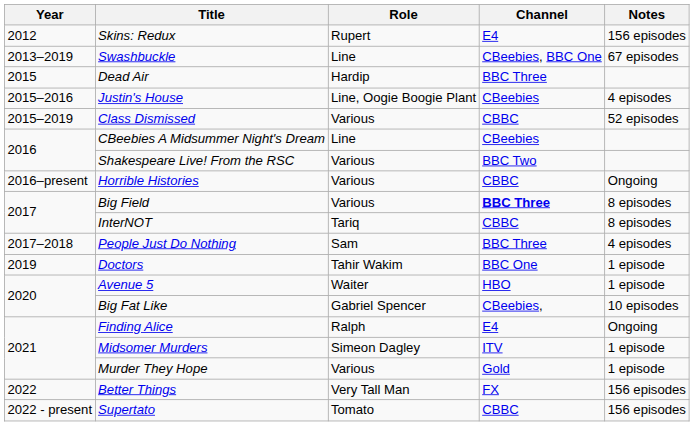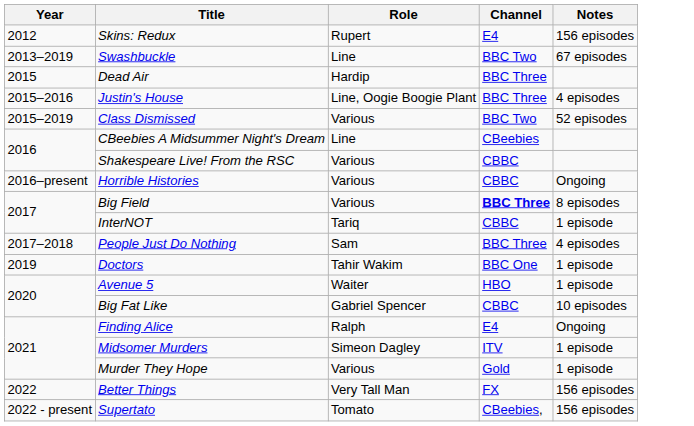(542, 56) CBeebies, BBC One -> (509, 56) BBC Two
(511, 98) CBeebies -> (515, 98) BBC Three
(500, 118) CBBC -> (509, 118) BBC Two
(509, 160) BBC Two -> (500, 160) CBBC
(640, 222) 8 episodes -> (584, 222) 1 episode
(512, 306) CBeebies, -> (500, 306) CBBC
(500, 410) CBBC -> (512, 410) CBeebies,
